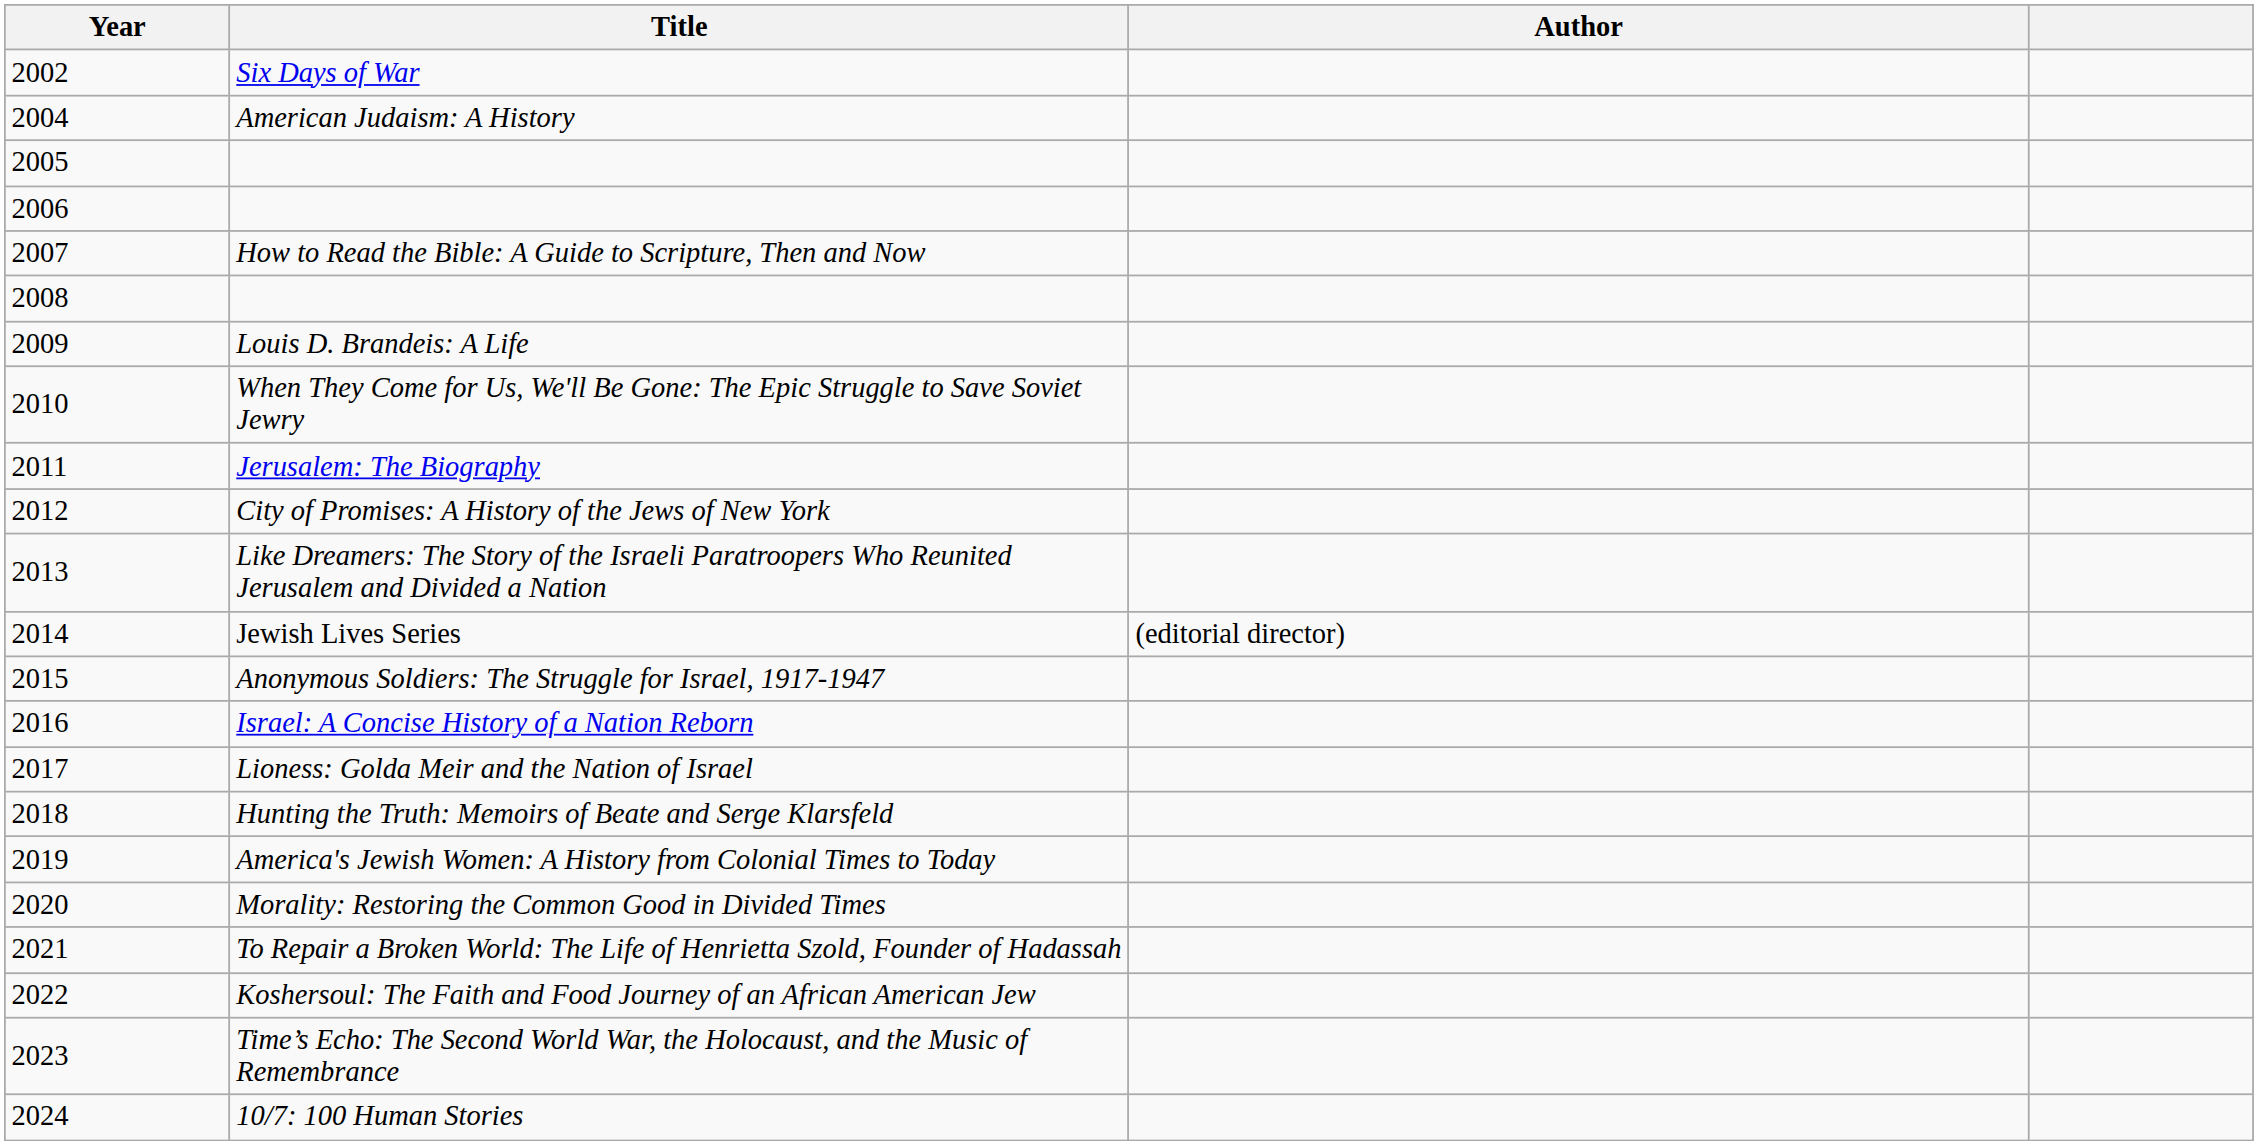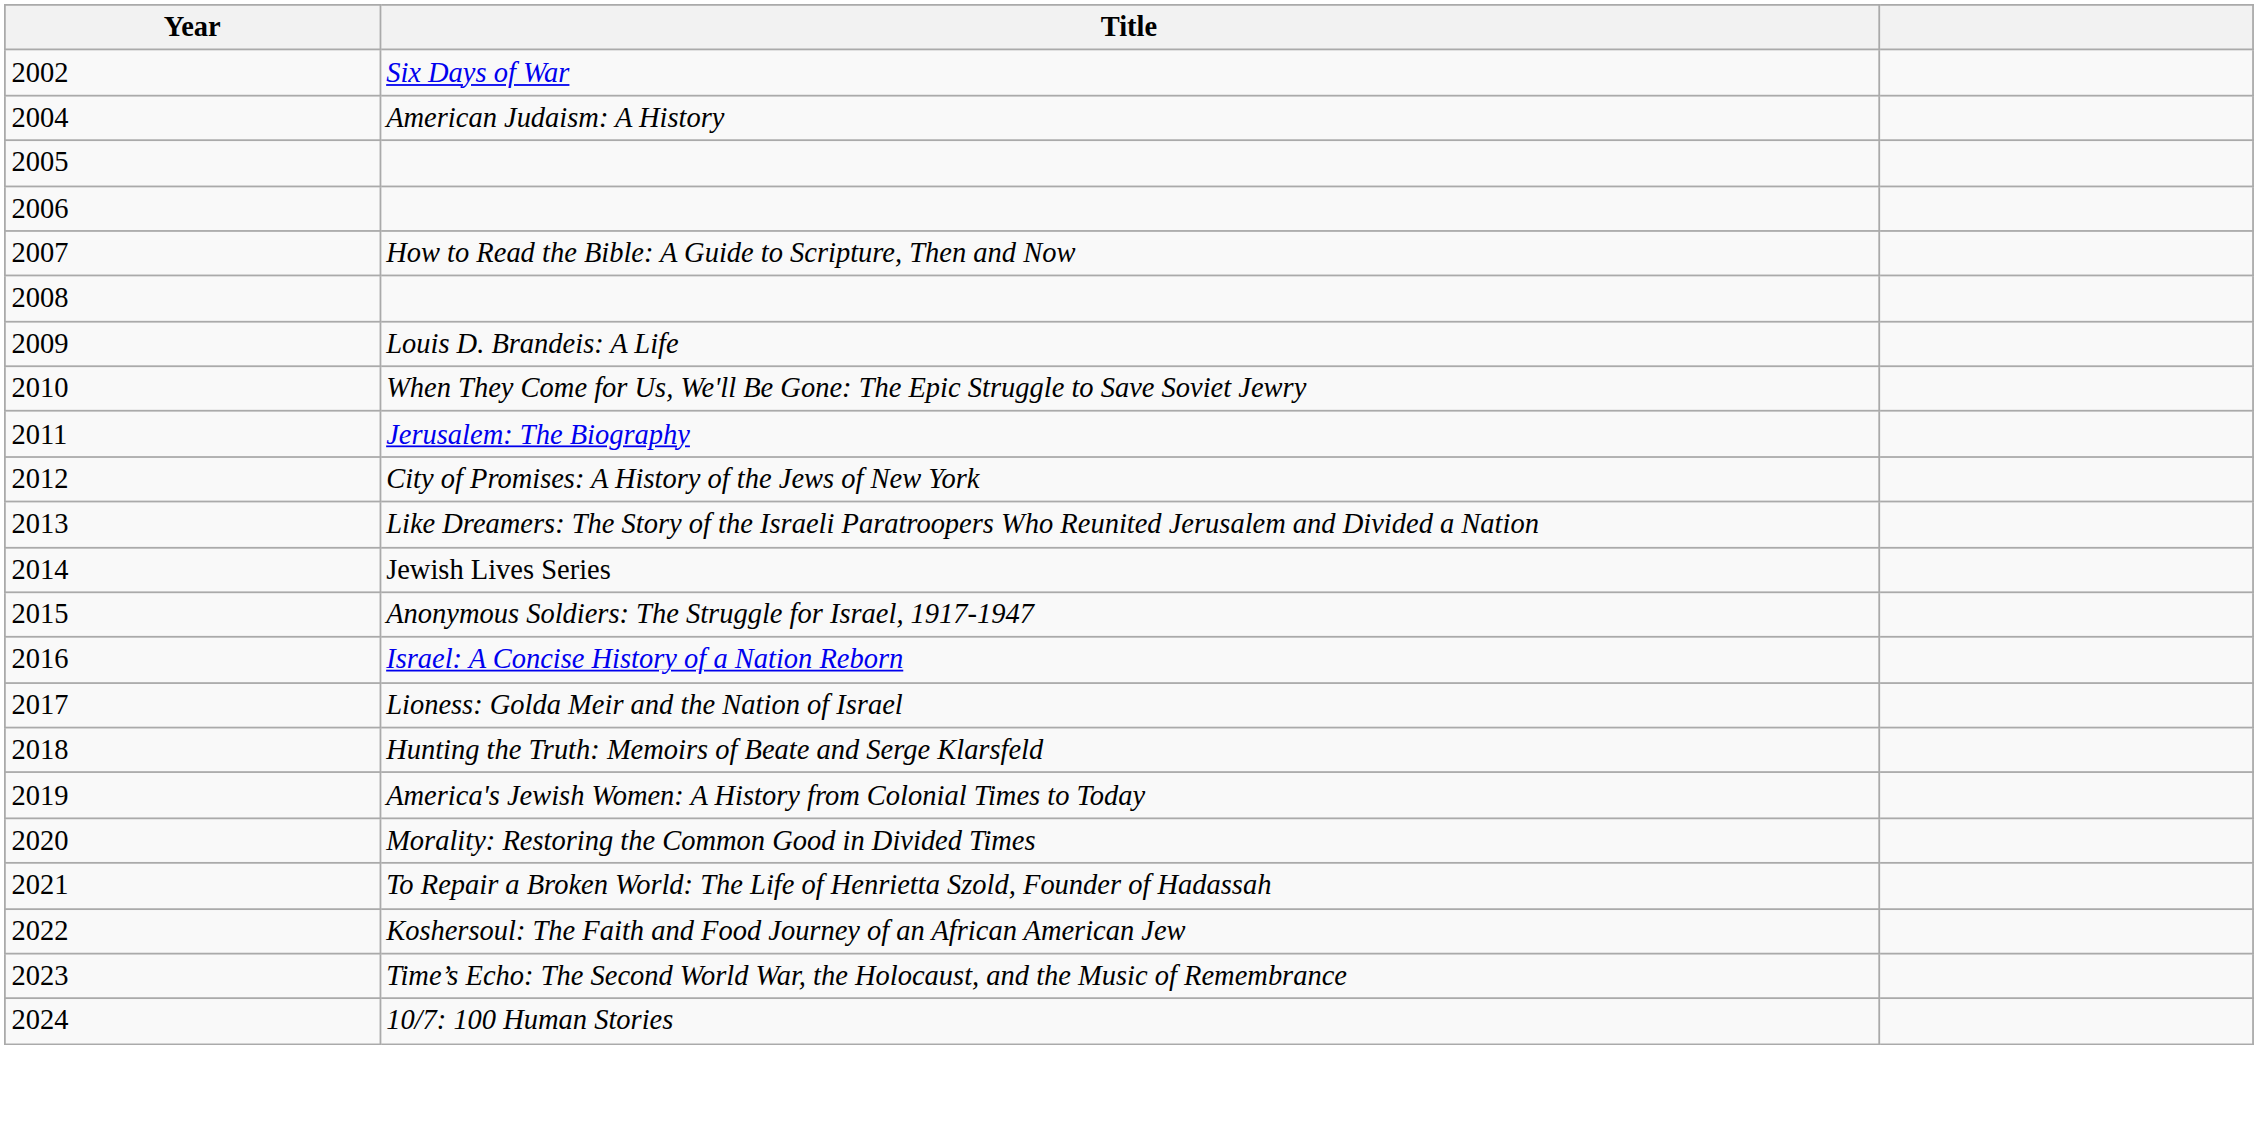- column: (1579, 27)
